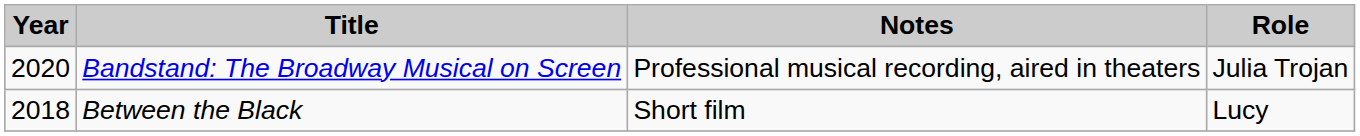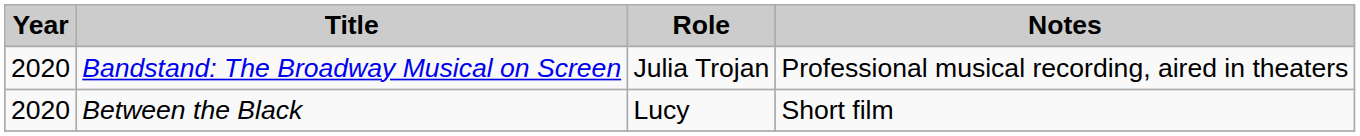columns swapped: (1280, 25) <-> (917, 25)
(40, 109) 2018 -> (40, 109) 2020
